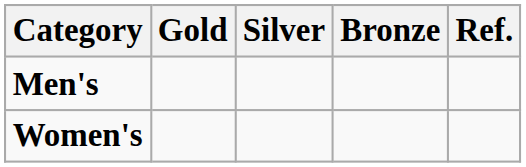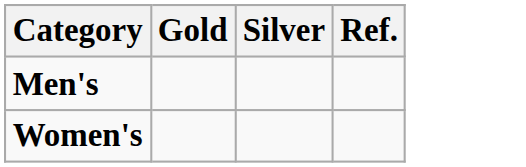- column: (390, 30)
